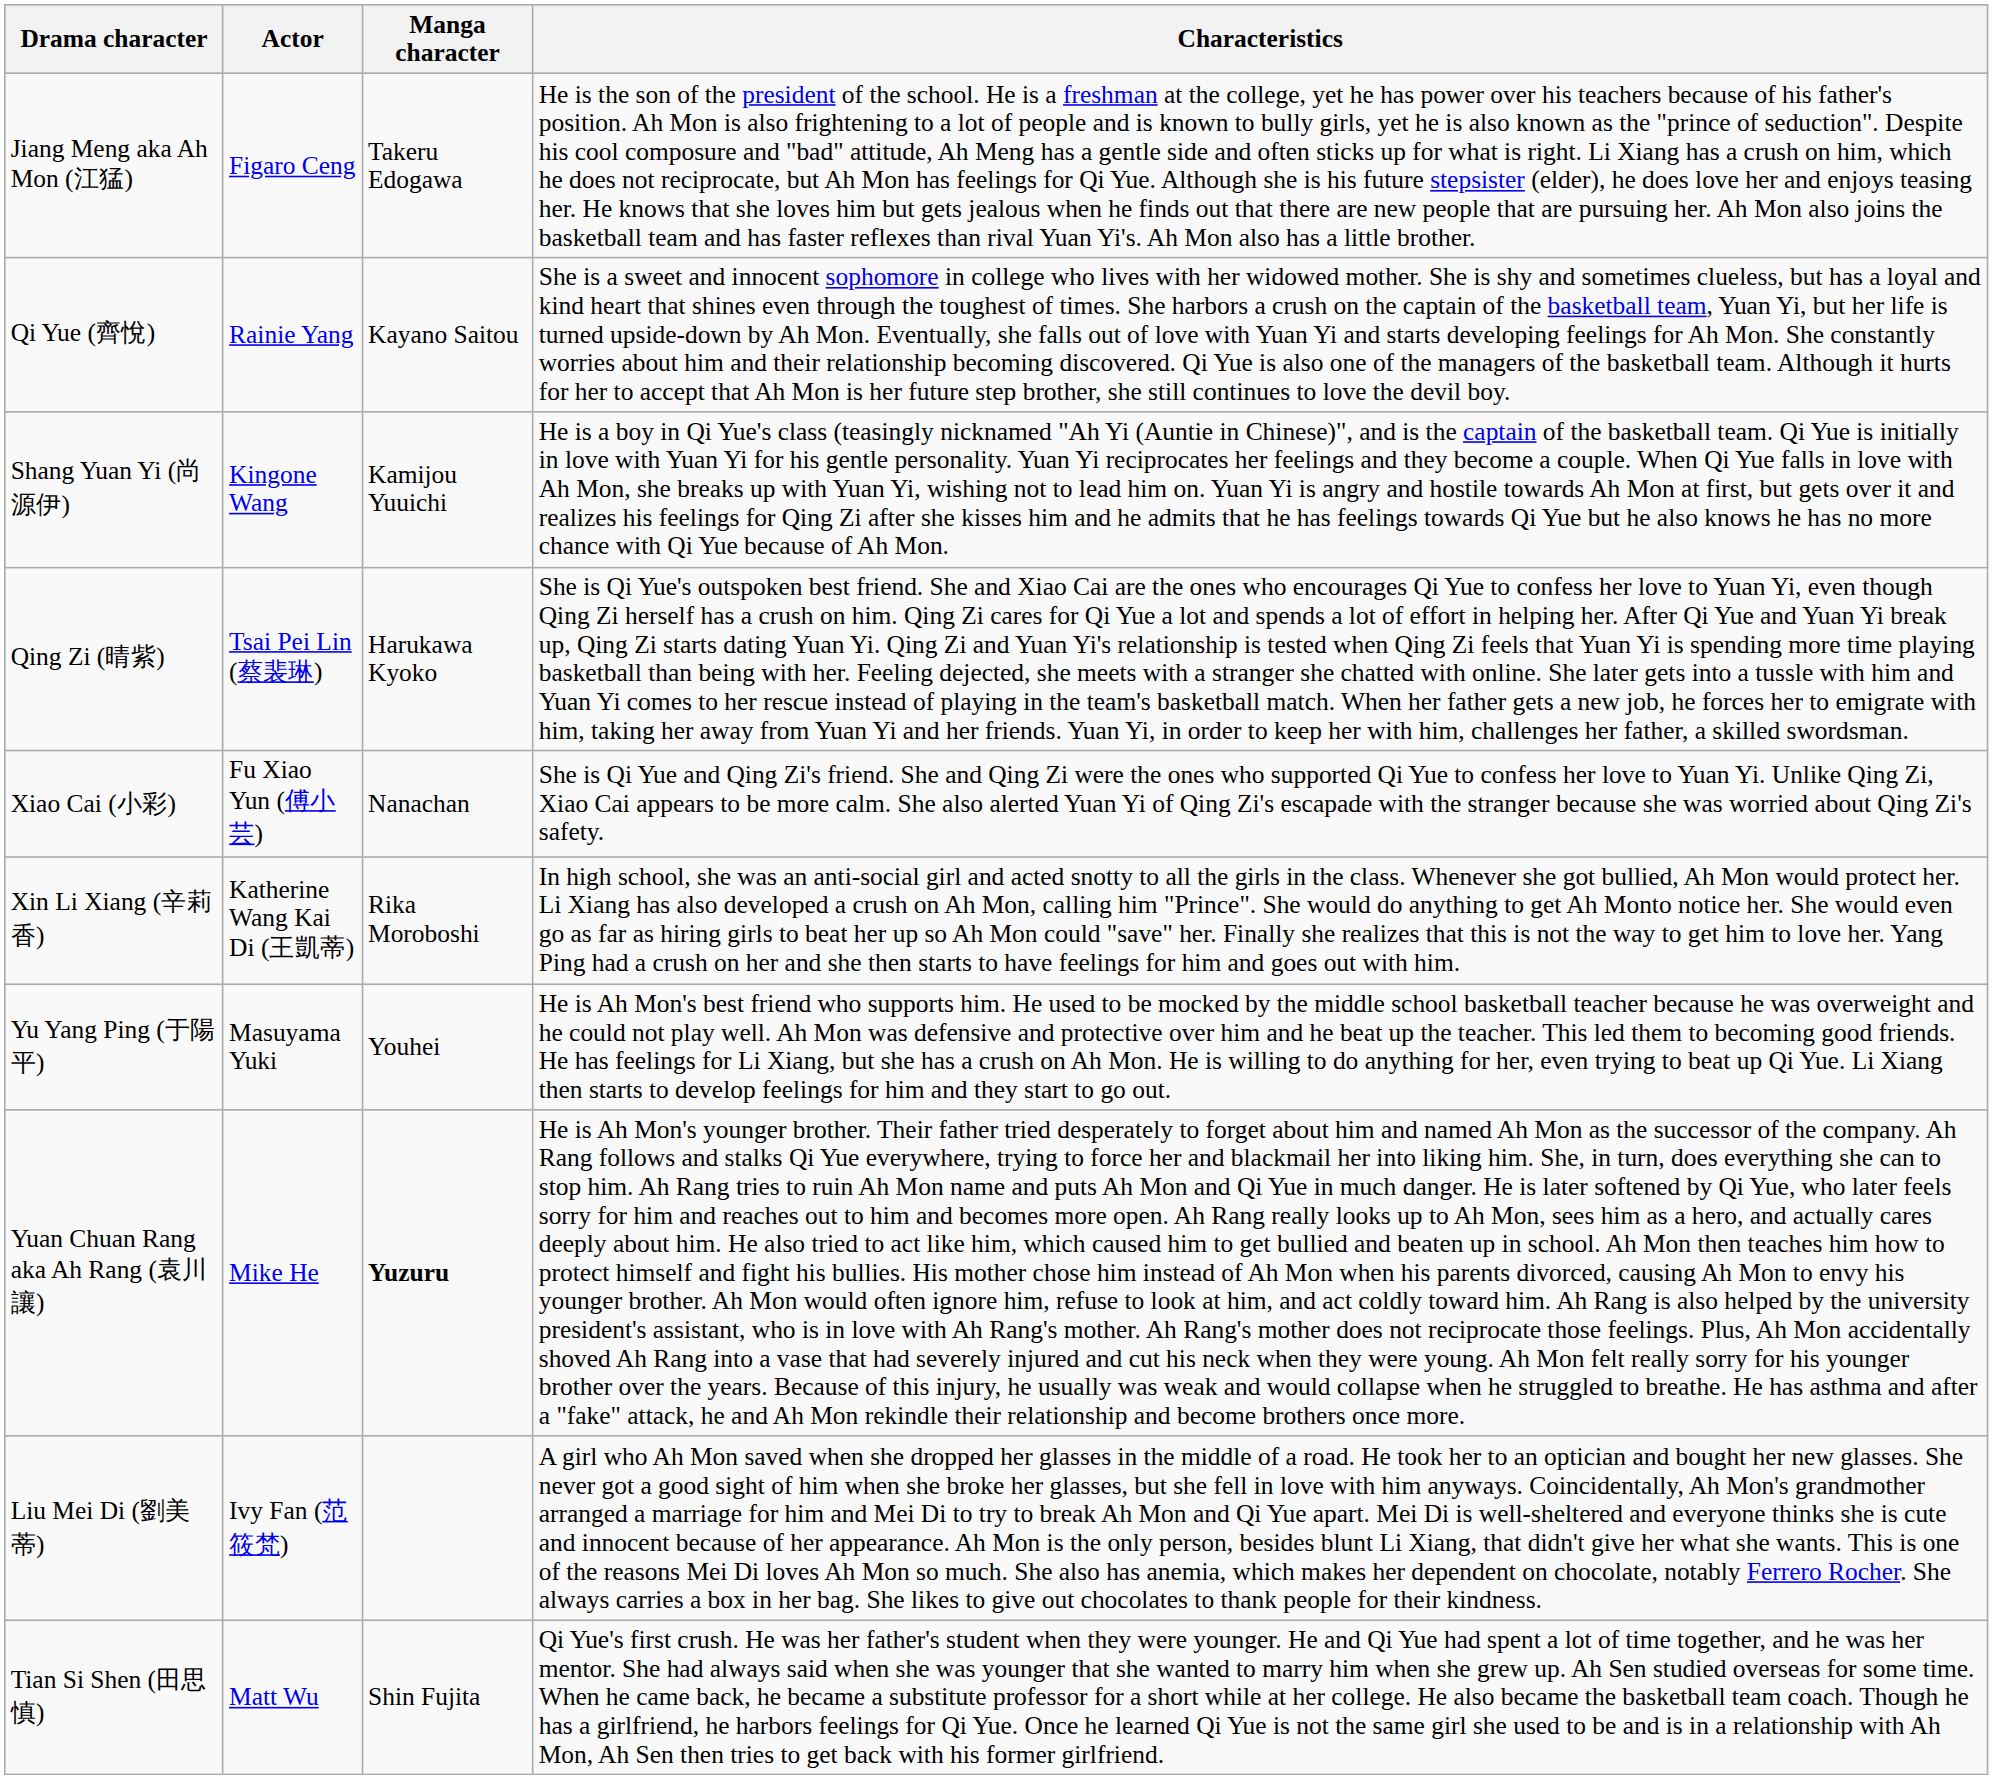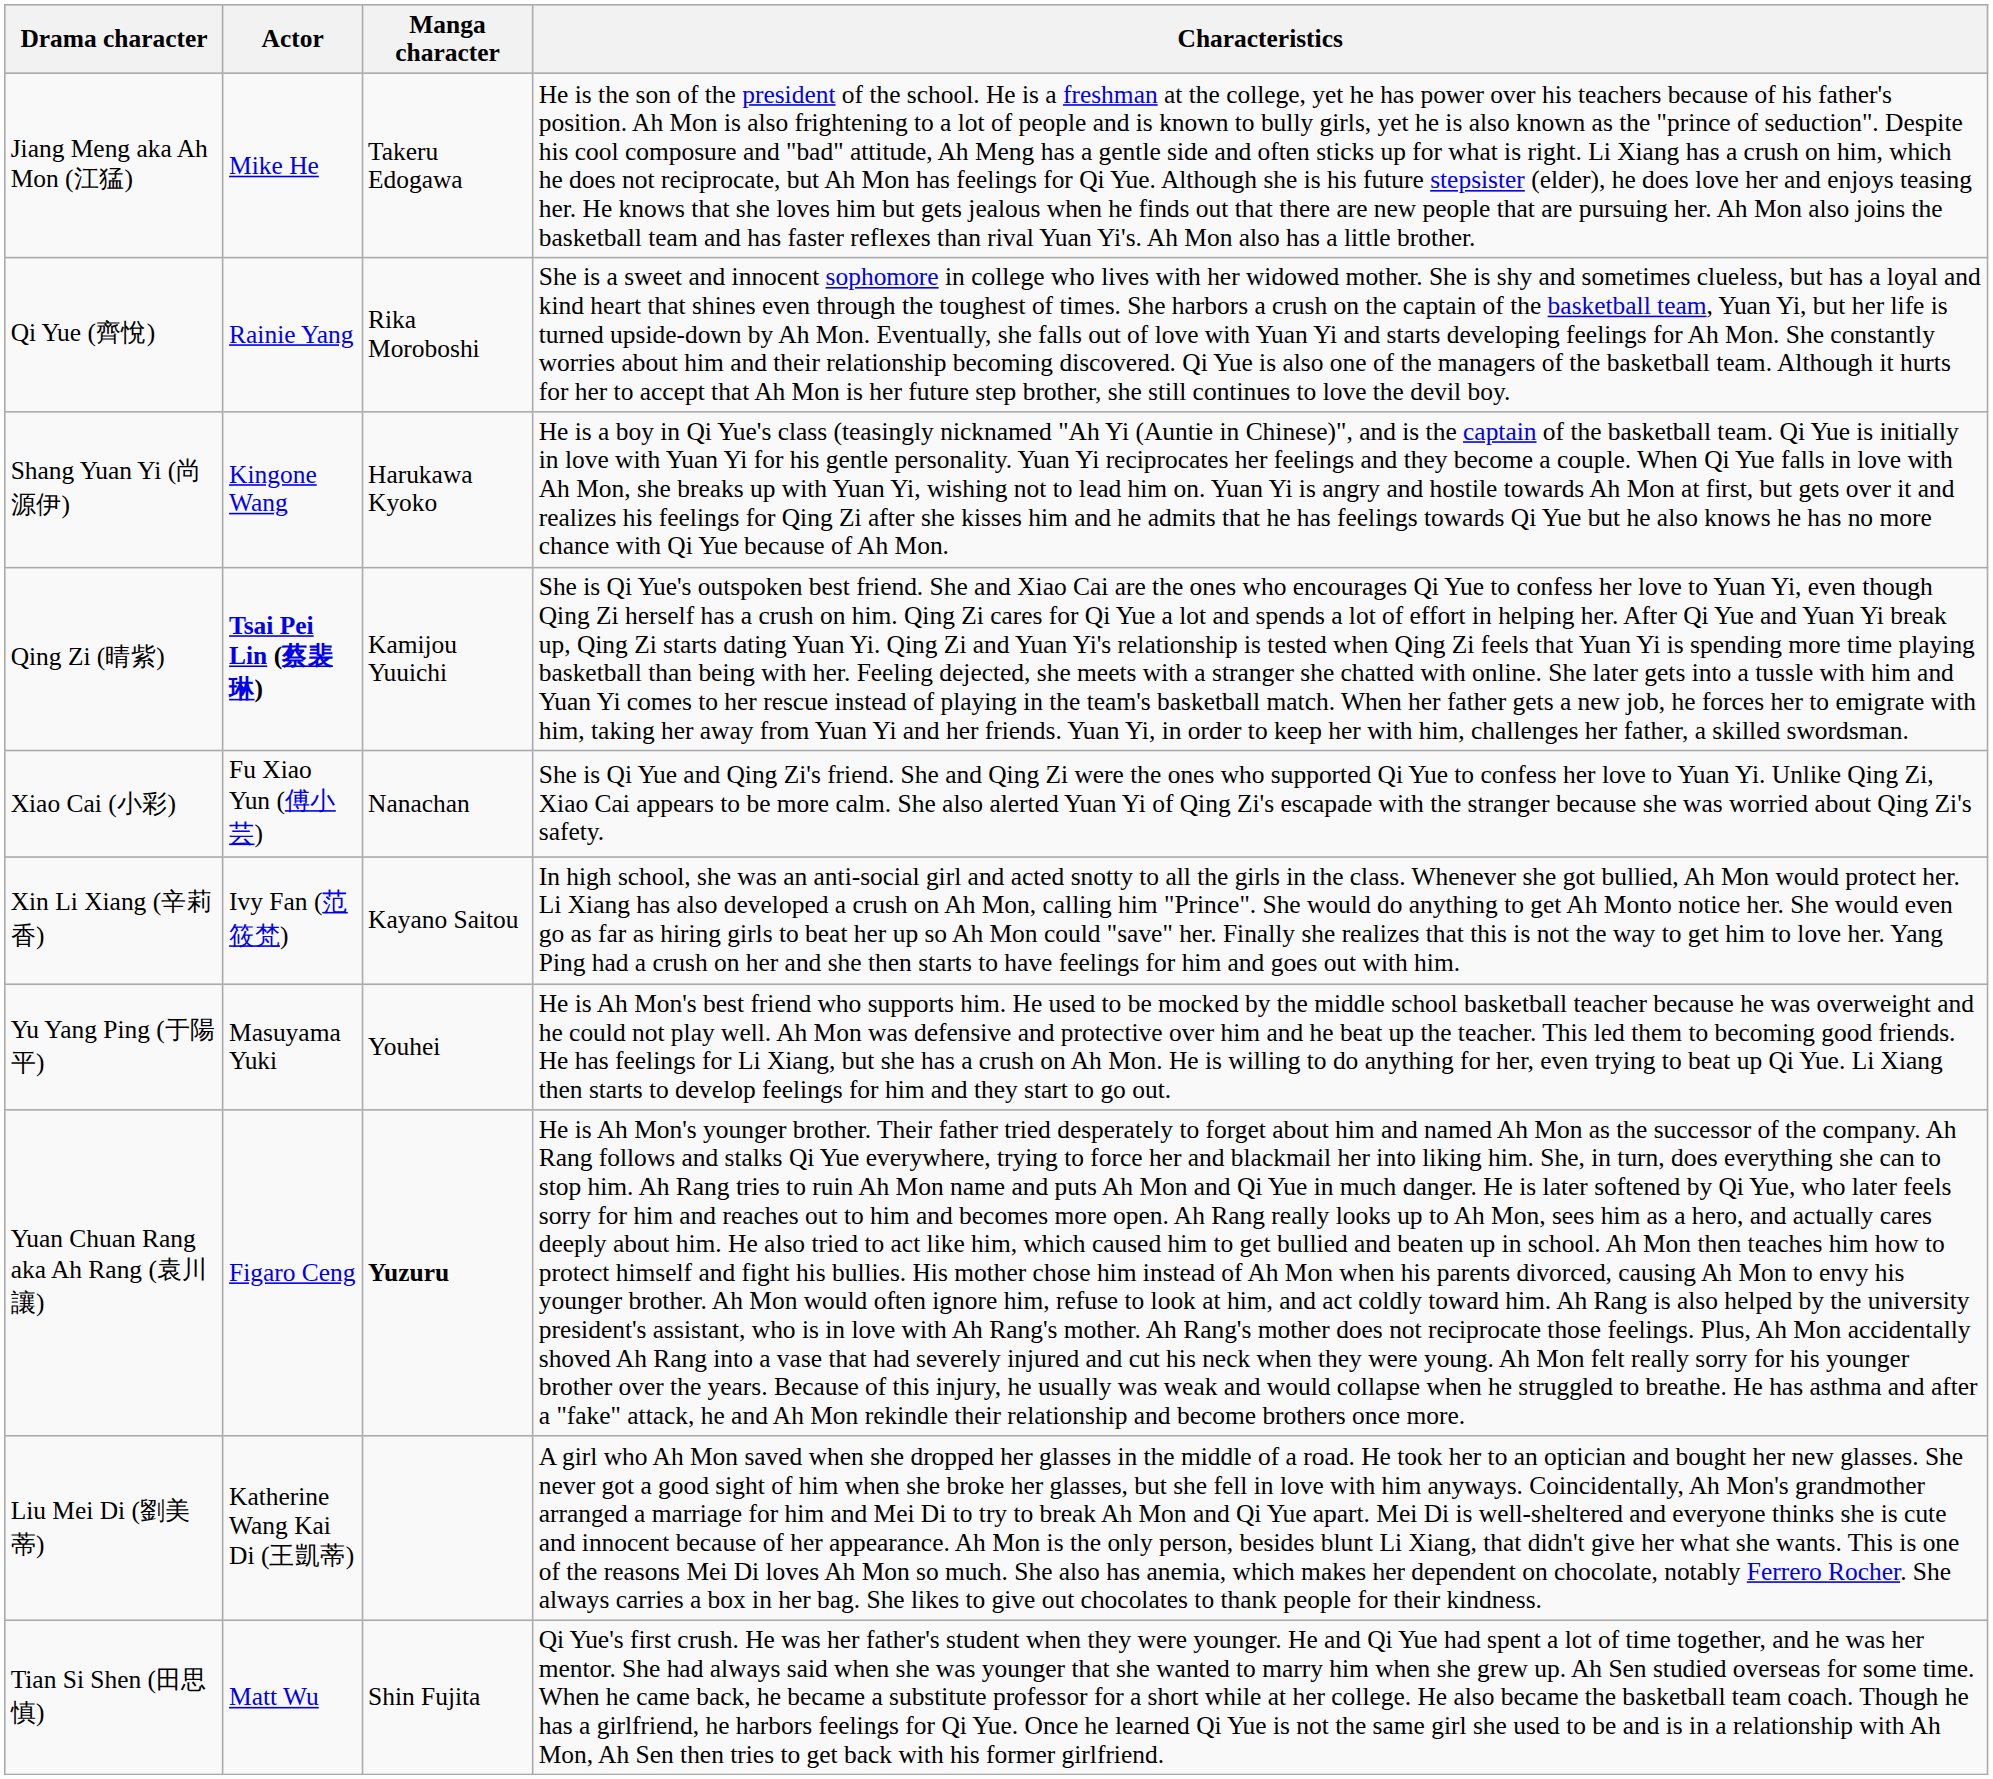(292, 165) Figaro Ceng -> (274, 165) Mike He
(443, 334) Kayano Saitou -> (424, 334) Rika Moroboshi
(413, 489) Kamijou Yuuichi -> (420, 489) Harukawa Kyoko
(290, 656) normal -> (281, 656) bold
(420, 658) Harukawa Kyoko -> (413, 658) Kamijou Yuuichi
(292, 918) Katherine Wang Kai Di (王凱蒂) -> (288, 919) Ivy Fan (范筱梵)
(424, 920) Rika Moroboshi -> (443, 920) Kayano Saitou
(274, 1272) Mike He -> (292, 1272) Figaro Ceng
(288, 1527) Ivy Fan (范筱梵) -> (292, 1526) Katherine Wang Kai Di (王凱蒂)
